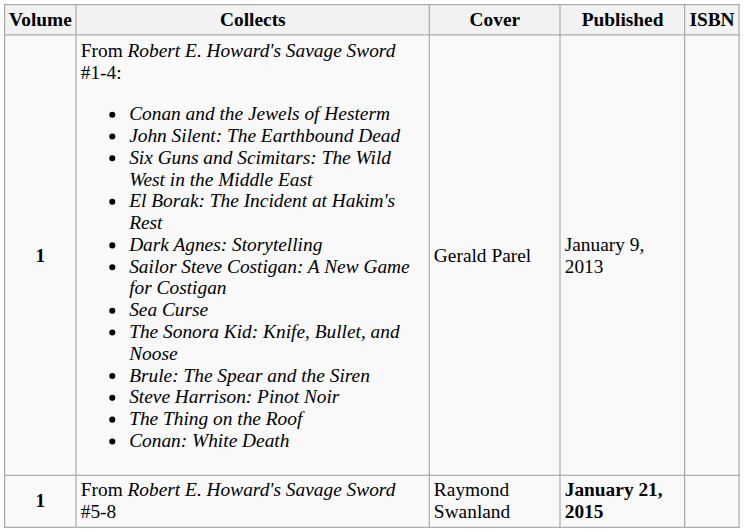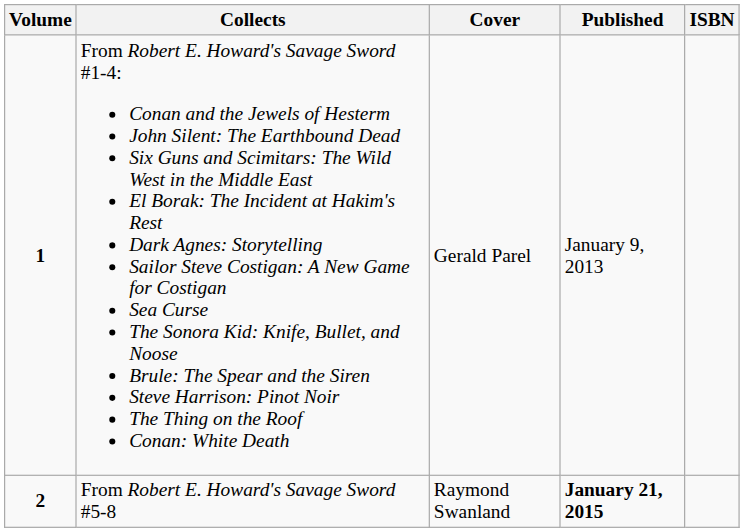(40, 501) 1 -> (40, 501) 2
